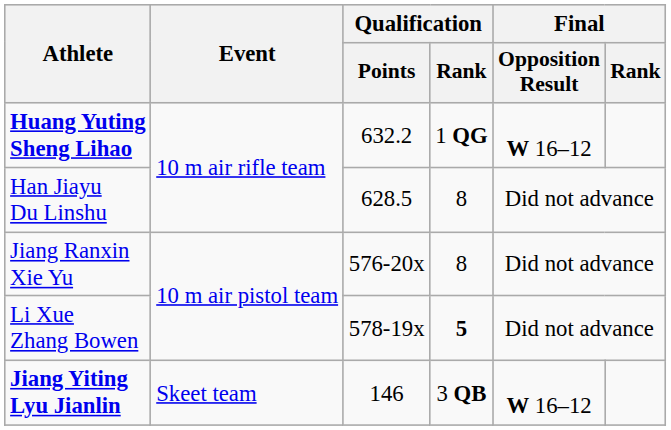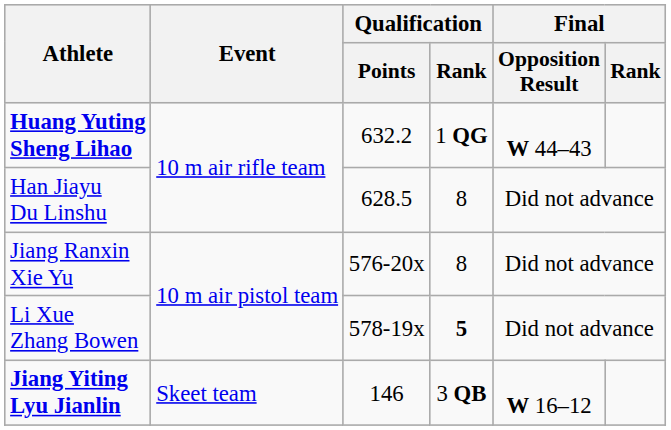(549, 148) W 16–12 -> (549, 148) W 44–43
